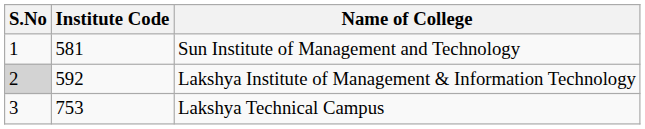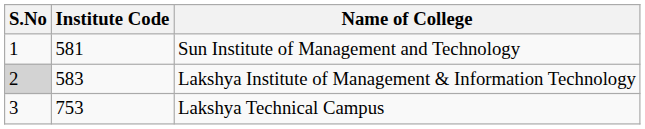(70, 78) 592 -> (70, 78) 583
